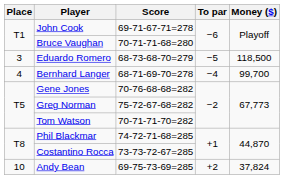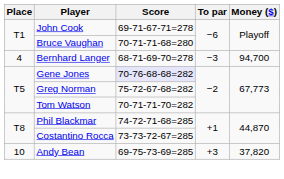- row: (74, 58)
(212, 74) −4 -> (212, 58) −3
(254, 74) 99,700 -> (254, 58) 94,700
(156, 89) no background -> (156, 74) lavender background
(212, 167) +2 -> (212, 151) +3
(254, 167) 37,824 -> (254, 151) 37,820
